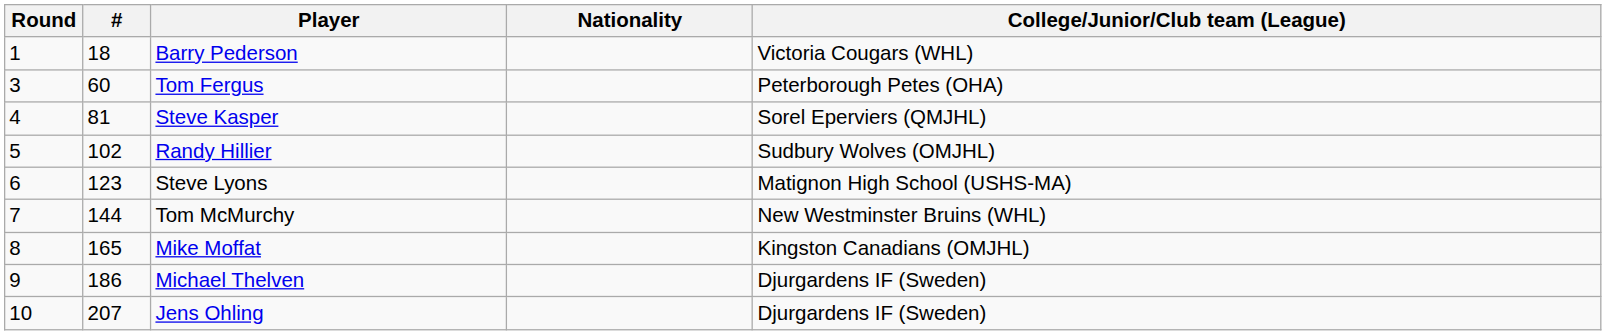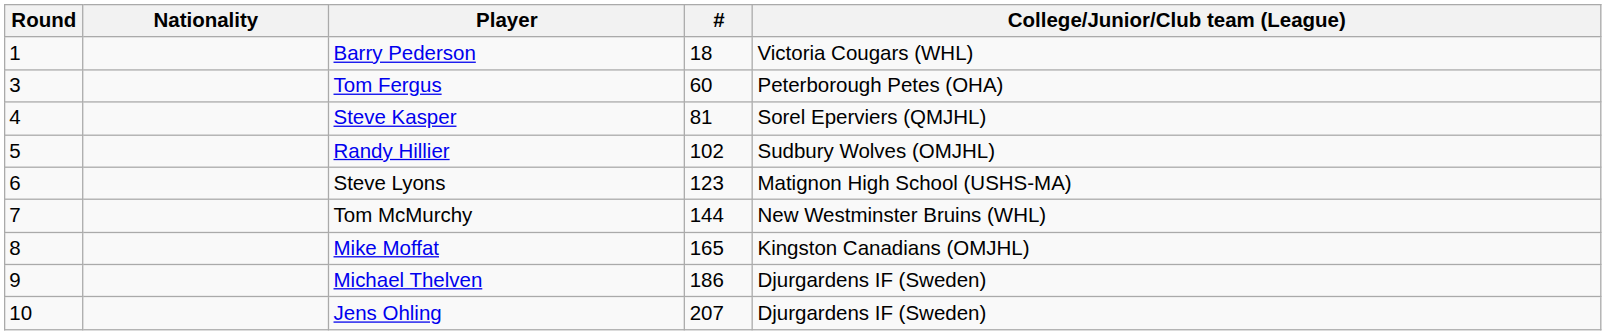columns swapped: (117, 20) <-> (630, 20)
